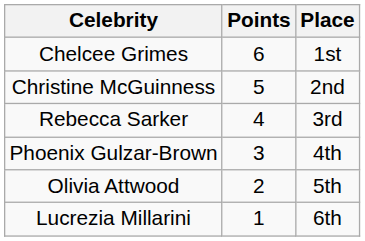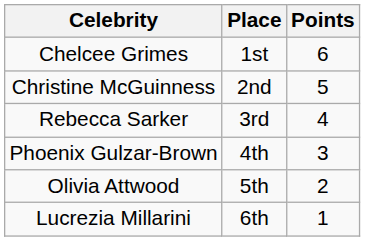columns swapped: (327, 20) <-> (259, 20)
